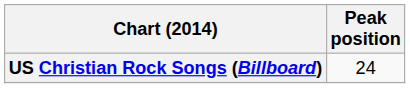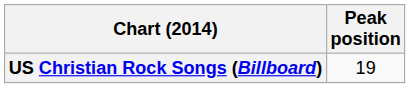(366, 67) 24 -> (366, 67) 19
